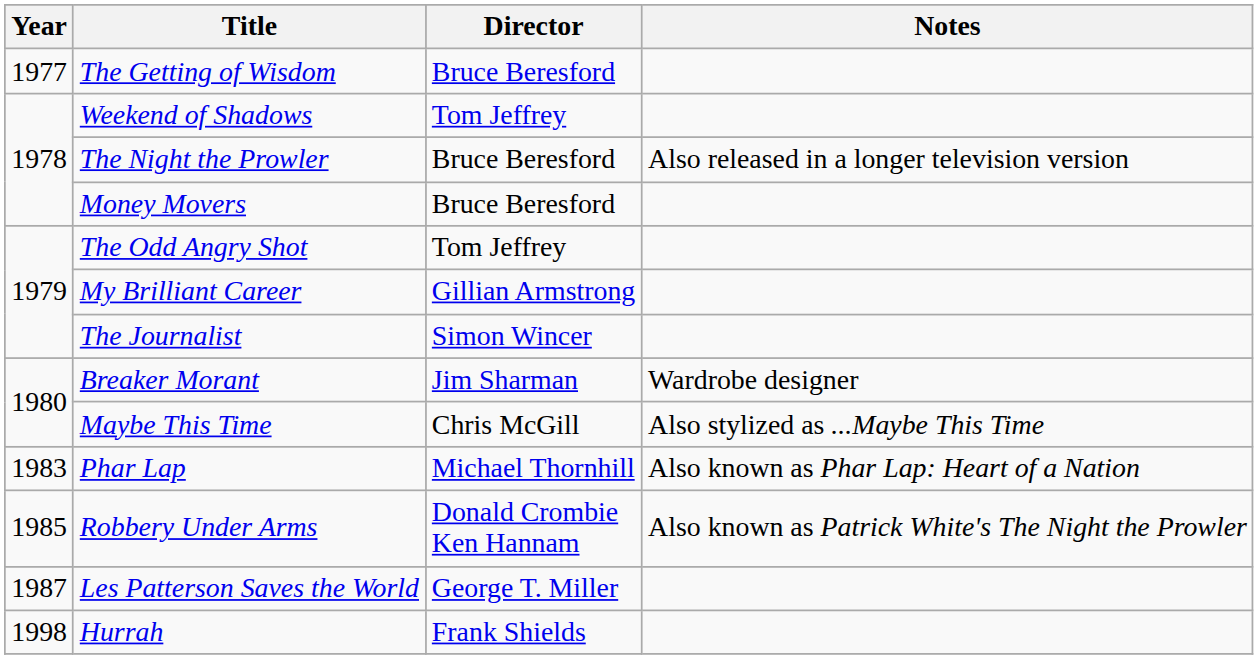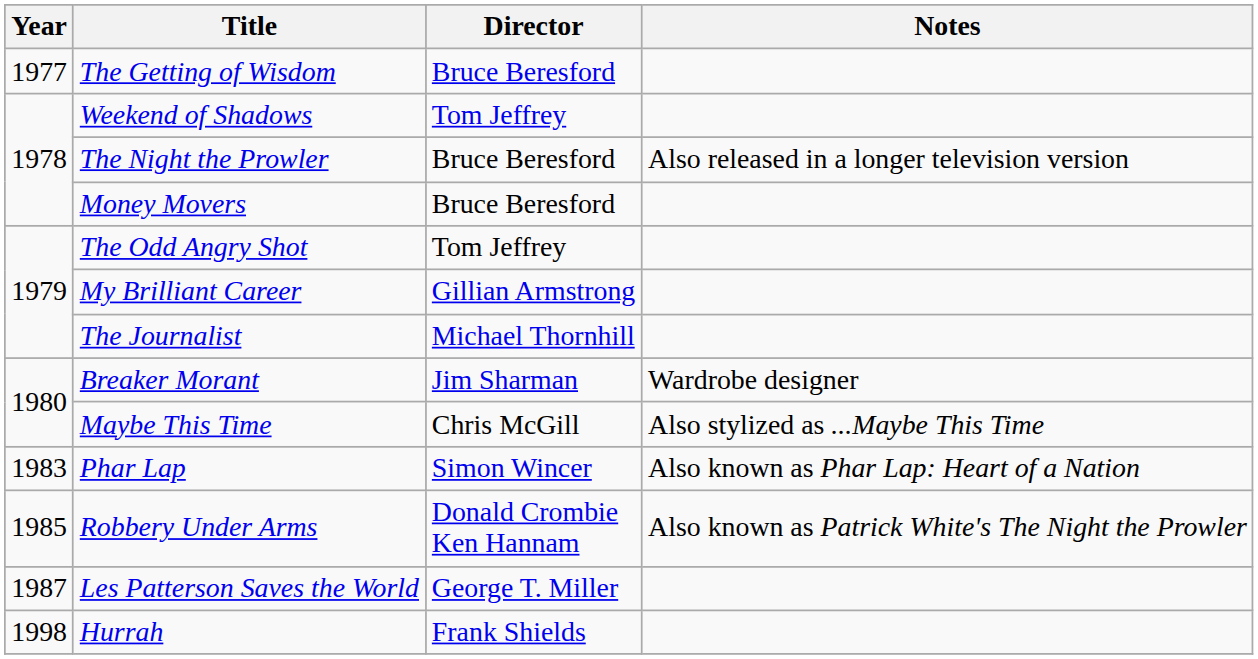(512, 335) Simon Wincer -> (533, 335) Michael Thornhill
(533, 468) Michael Thornhill -> (512, 468) Simon Wincer
